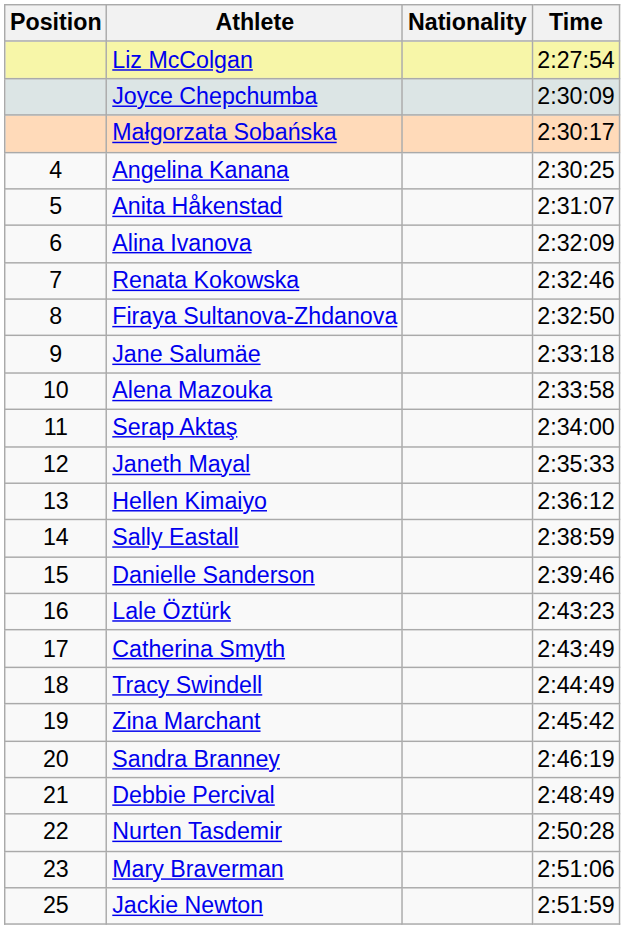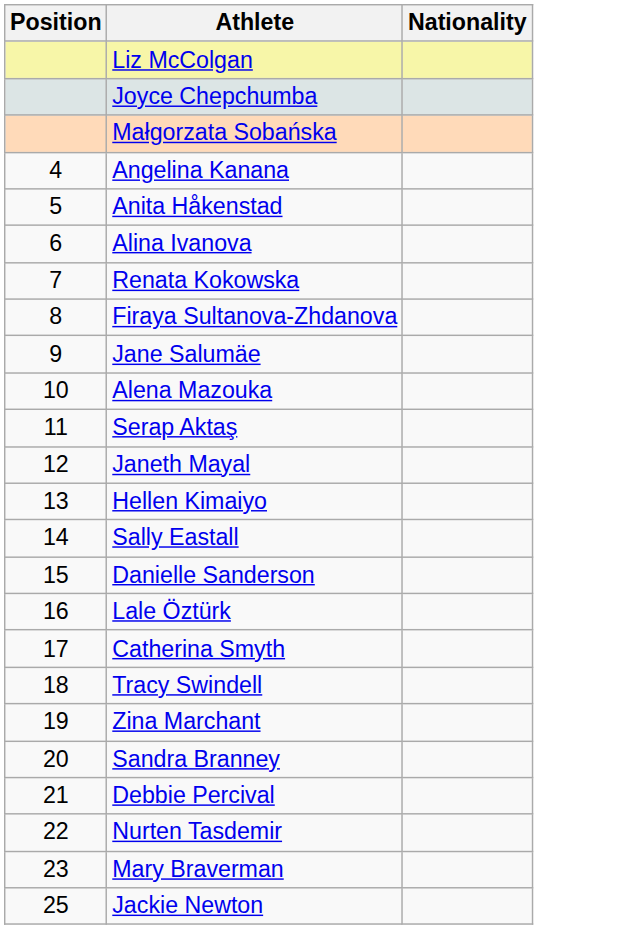- column: (576, 22)
